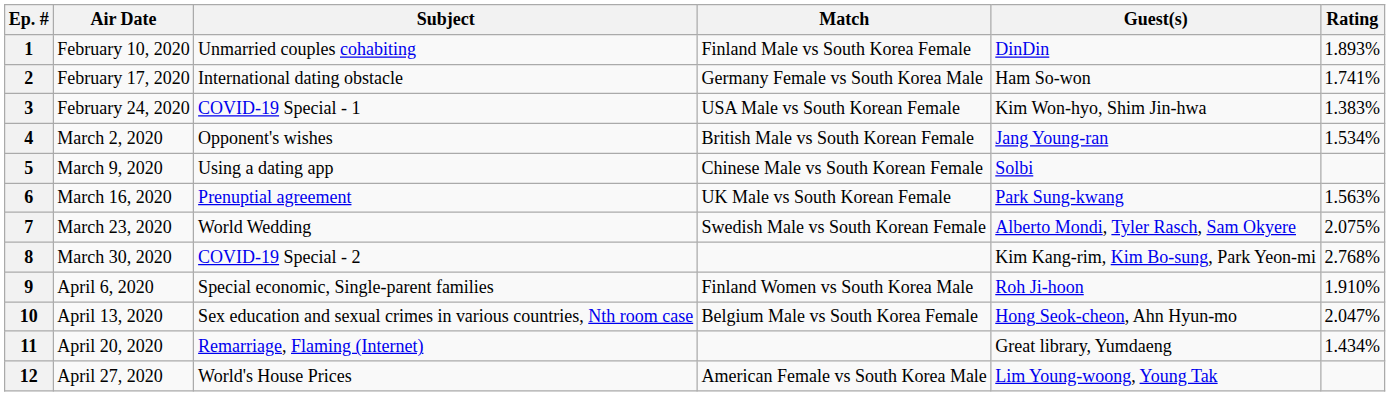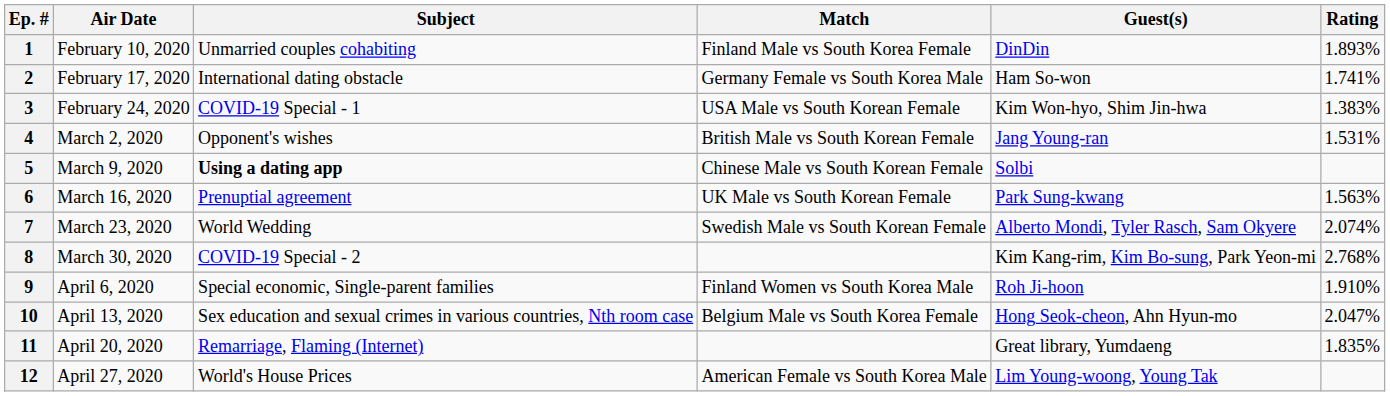(1352, 138) 1.534% -> (1352, 138) 1.531%
(266, 168) normal -> (270, 168) bold
(1352, 227) 2.075% -> (1352, 227) 2.074%
(1352, 346) 1.434% -> (1352, 346) 1.835%
